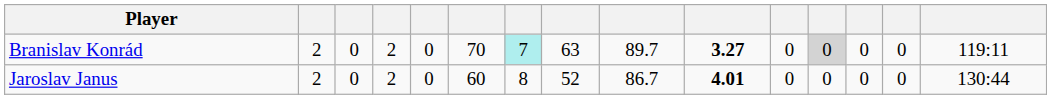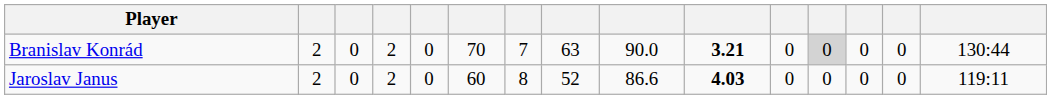(523, 49) paleturquoise background -> (523, 49) no background
(642, 49) 89.7 -> (642, 49) 90.0
(728, 49) 3.27 -> (728, 49) 3.21
(983, 49) 119:11 -> (983, 49) 130:44
(642, 79) 86.7 -> (642, 79) 86.6
(728, 79) 4.01 -> (728, 79) 4.03
(983, 79) 130:44 -> (983, 79) 119:11
